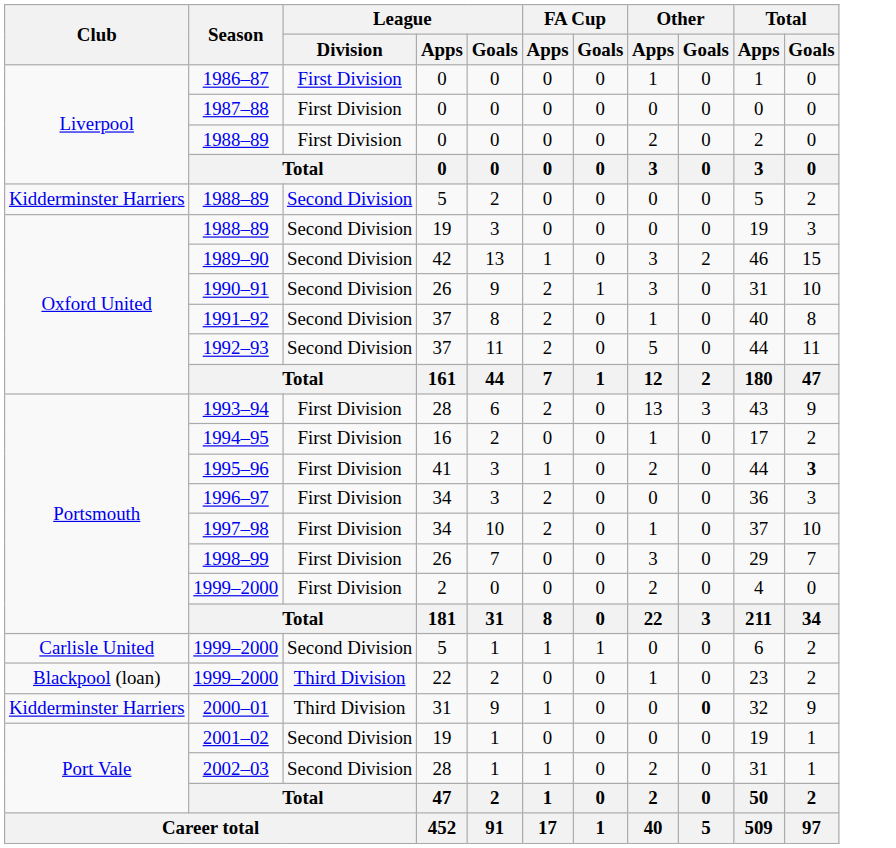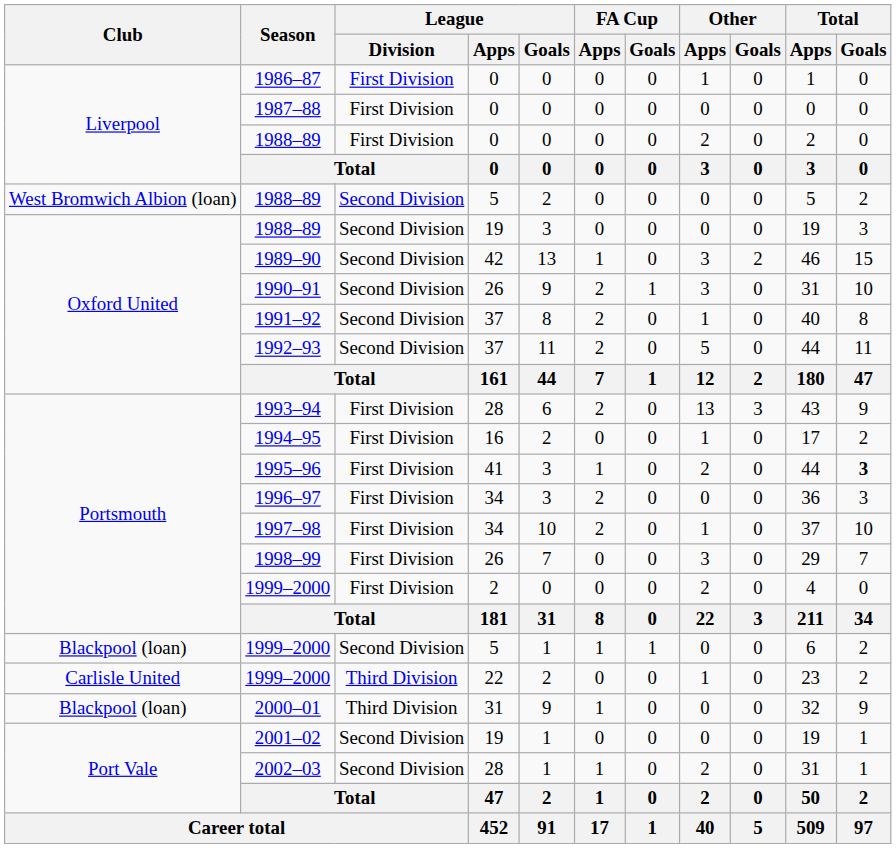(97, 199) Kidderminster Harriers -> (123, 199) West Bromwich Albion (loan)
(97, 648) Carlisle United -> (123, 648) Blackpool (loan)
(97, 678) Blackpool (loan) -> (123, 678) Carlisle United
(97, 708) Kidderminster Harriers -> (123, 708) Blackpool (loan)
(706, 708) bold -> (758, 708) normal
